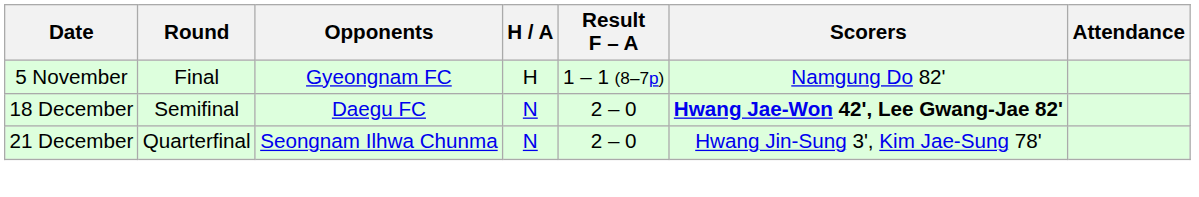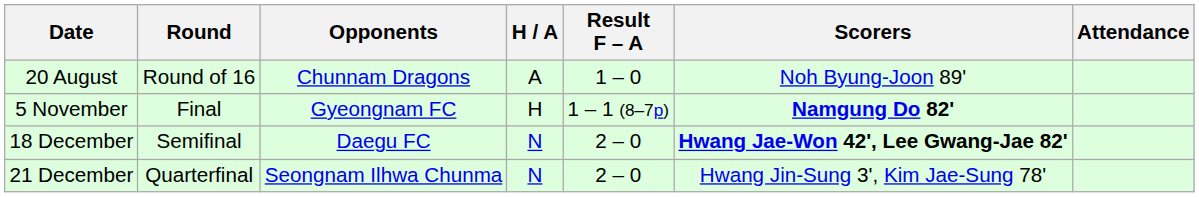+ row: (71, 76)
(868, 76) normal -> (873, 109) bold
